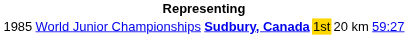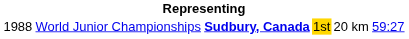(18, 26) 1985 -> (18, 26) 1988
